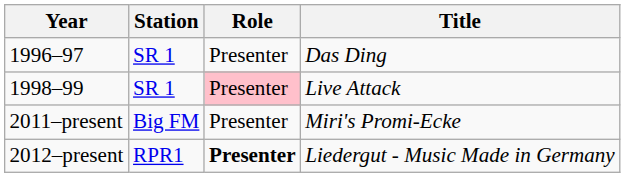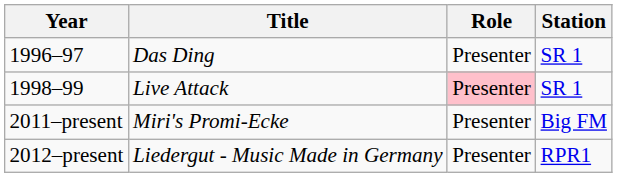columns swapped: (460, 21) <-> (166, 21)
(252, 155) bold -> (492, 155) normal
